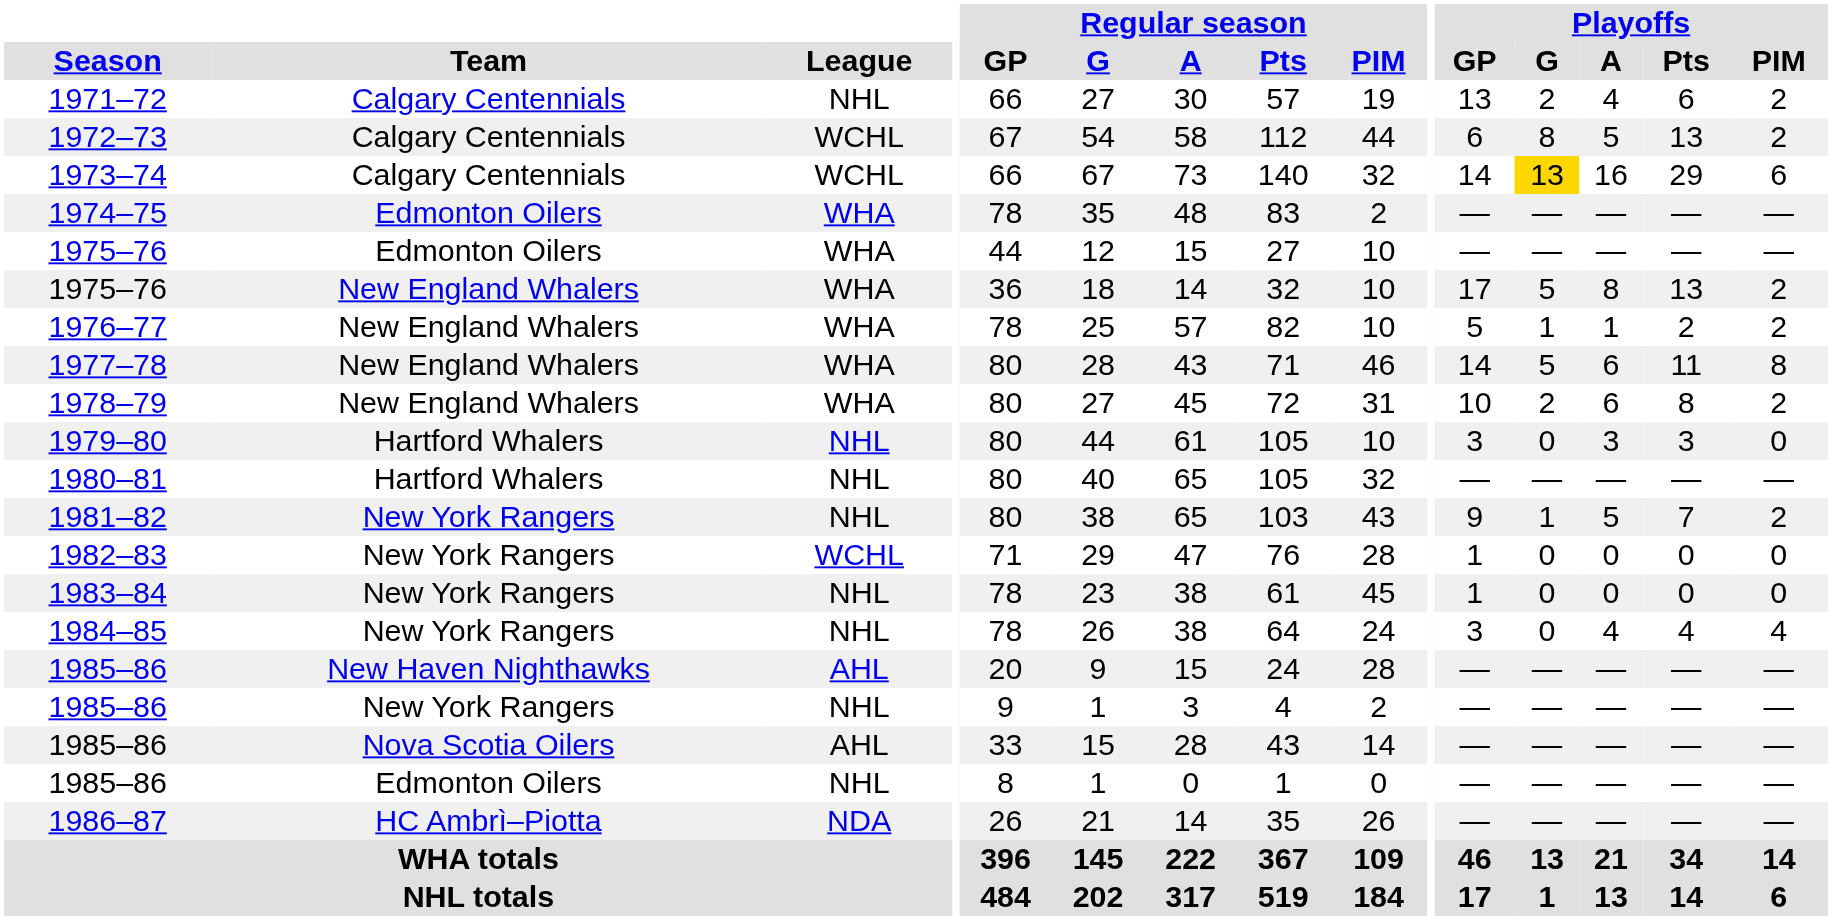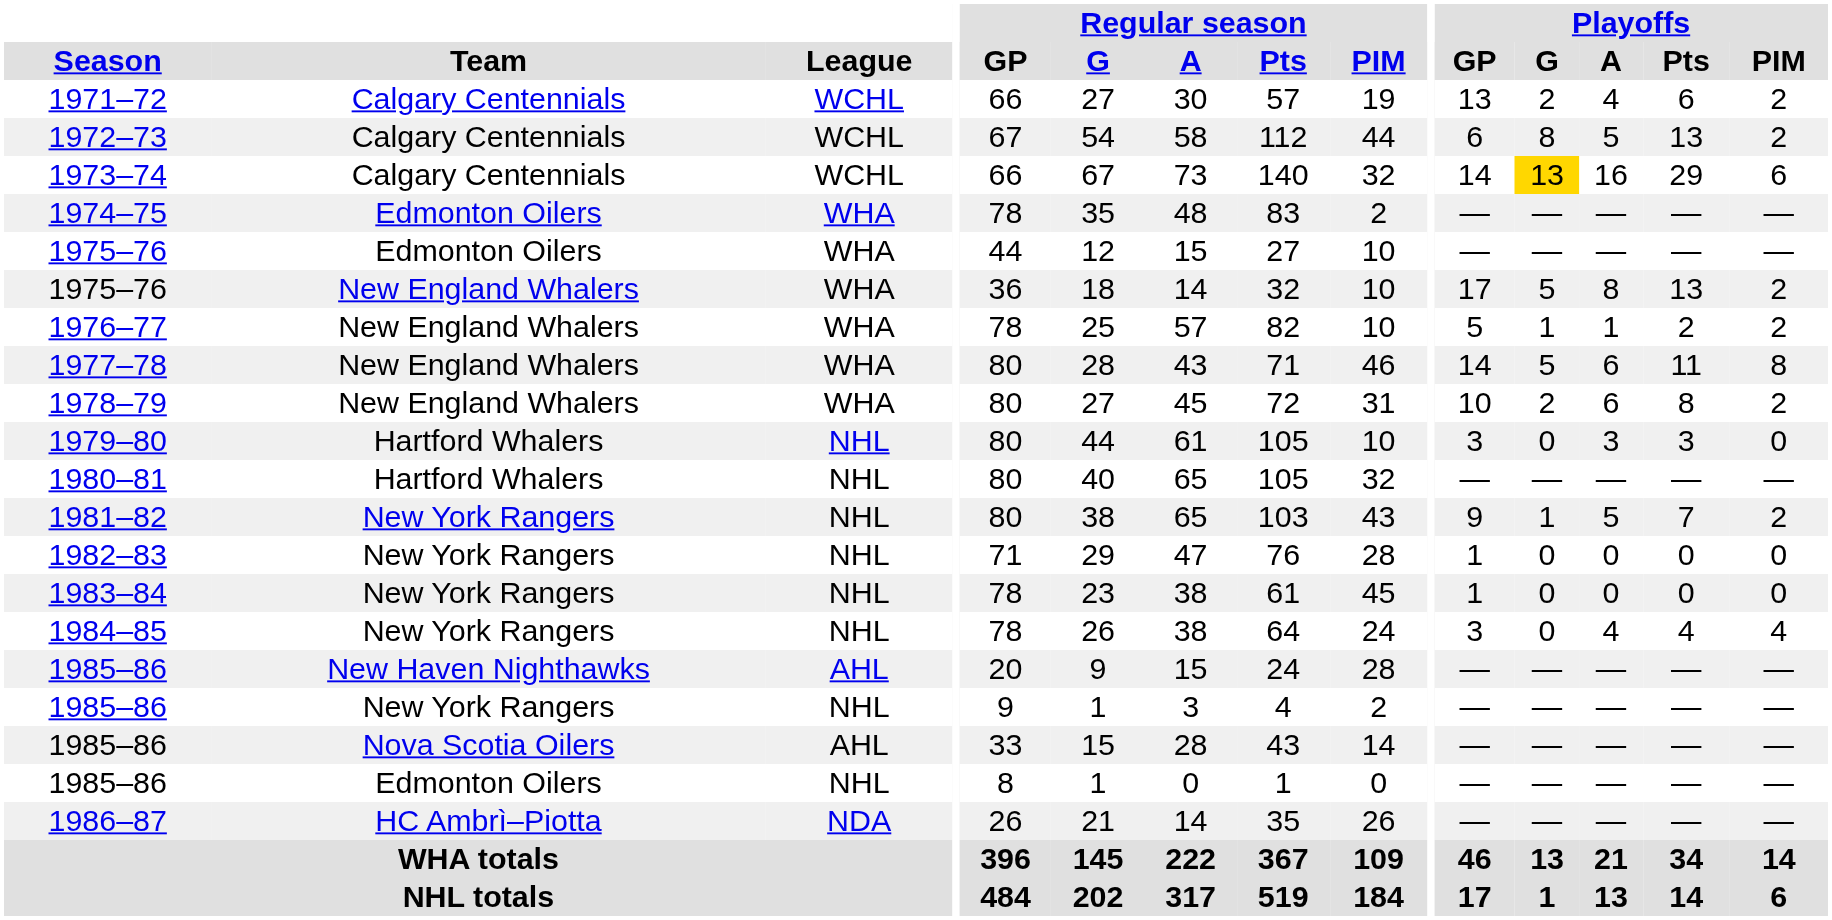(859, 98) NHL -> (859, 98) WCHL
(859, 554) WCHL -> (859, 554) NHL
